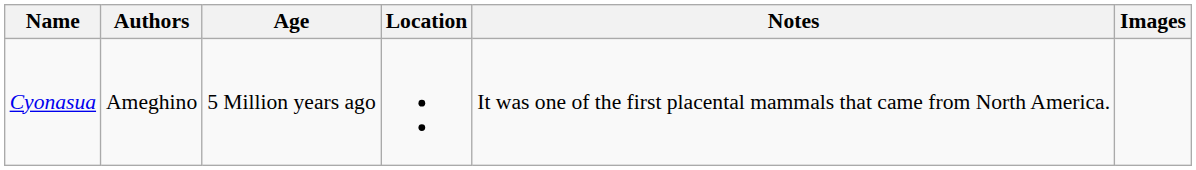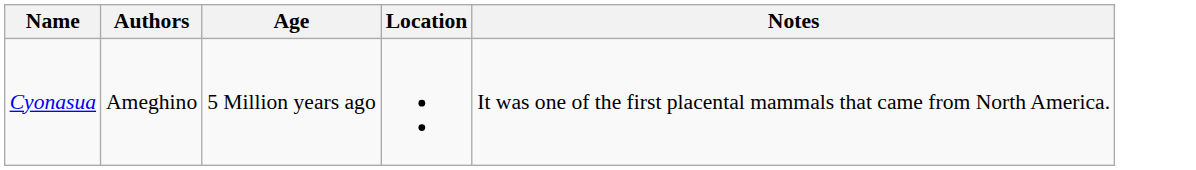- column: (1153, 21)
